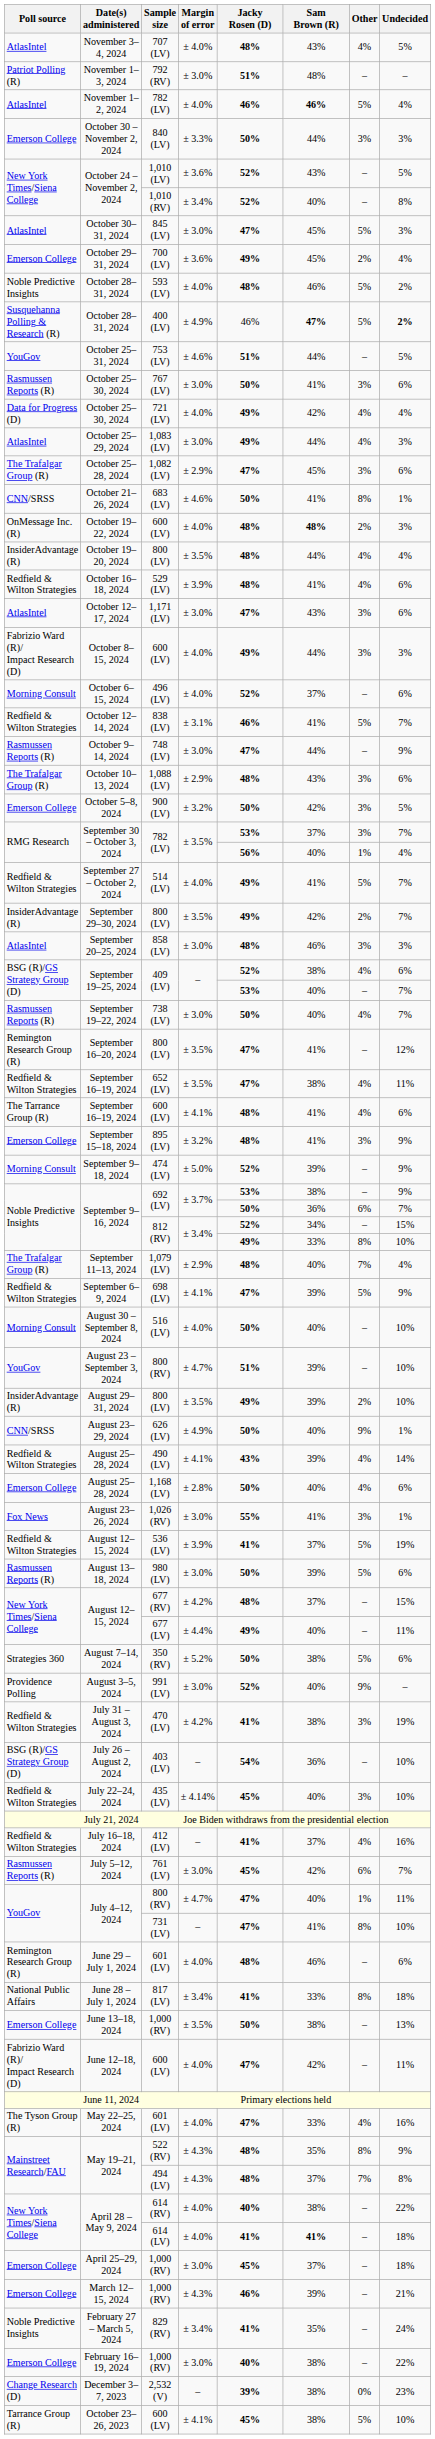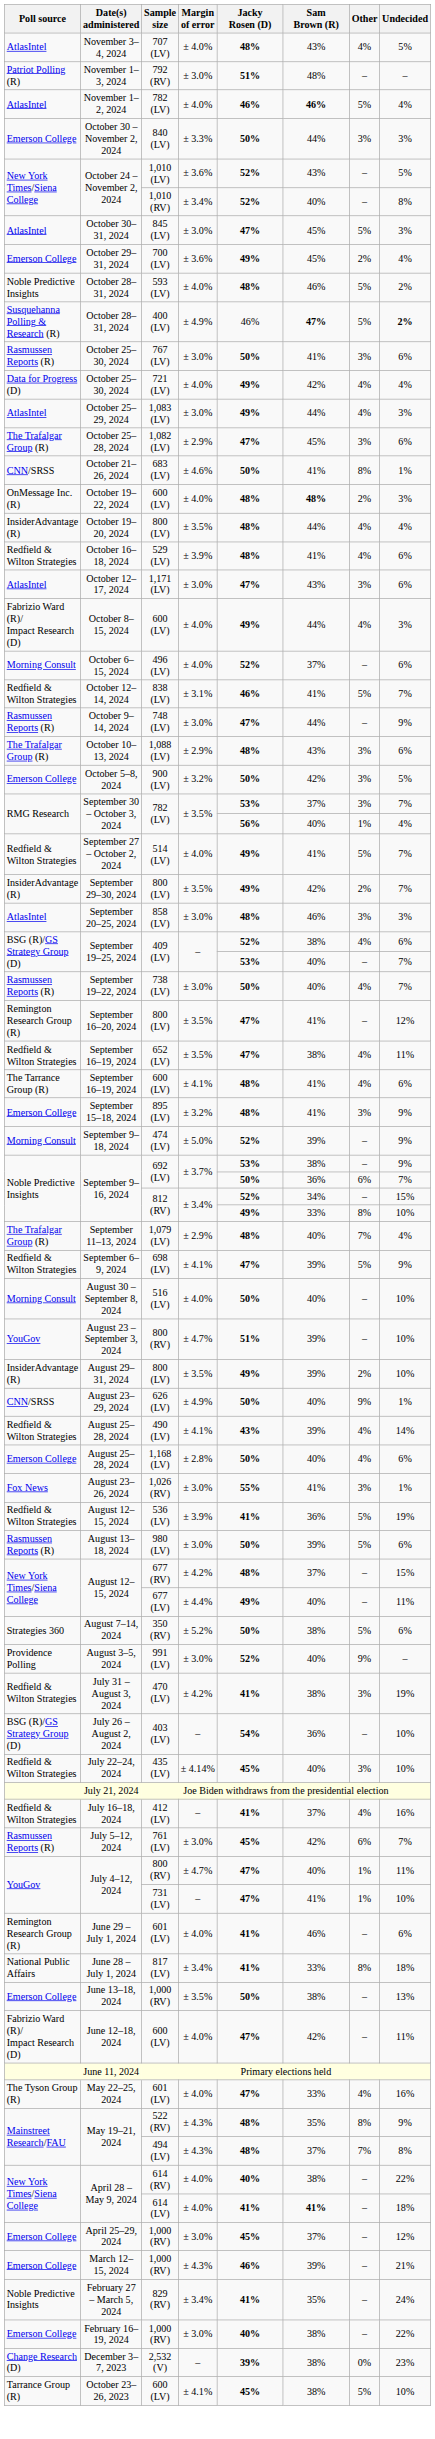- row: (111, 356)
(365, 653) 3% -> (365, 625) 4%
(316, 1545) 37% -> (316, 1516) 36%
(365, 1928) 8% -> (365, 1899) 1%
(250, 1962) 48% -> (250, 1934) 41%
(405, 2265) 18% -> (405, 2237) 12%
